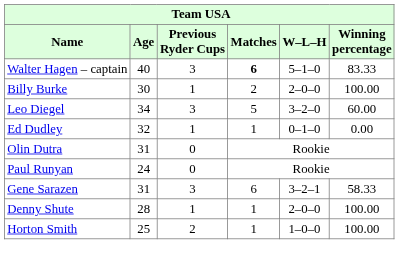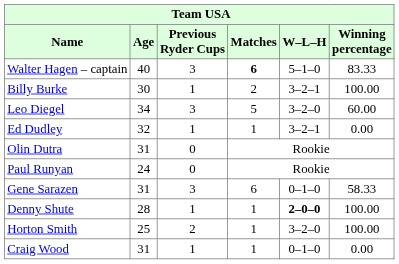(304, 88) 2–0–0 -> (304, 88) 3–2–1
(304, 128) 0–1–0 -> (304, 128) 3–2–1
(304, 188) 3–2–1 -> (304, 188) 0–1–0
(304, 208) normal -> (304, 208) bold
(304, 228) 1–0–0 -> (304, 228) 3–2–0
+ row: (38, 248)
